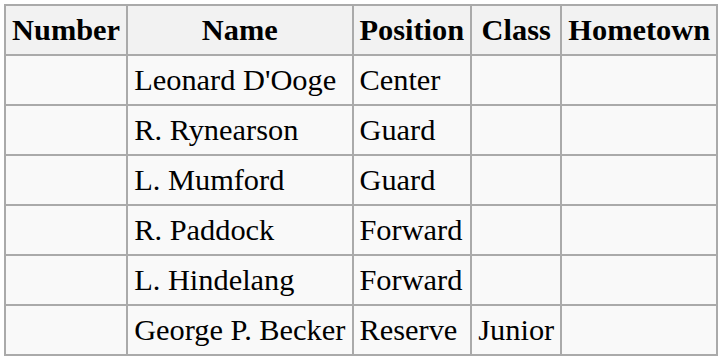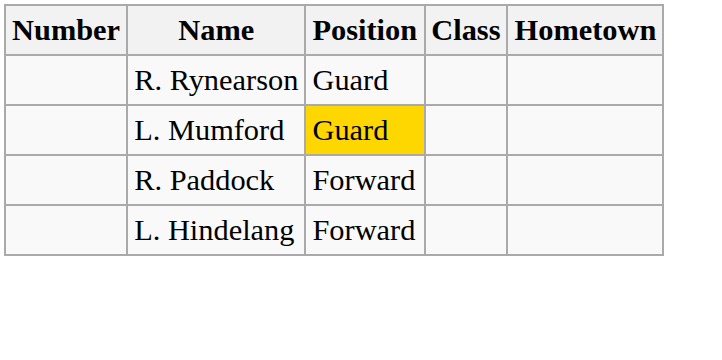- row: (235, 79)
(397, 180) no background -> (350, 130) gold background
- row: (240, 330)
